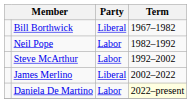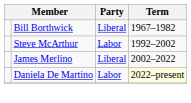- row: (33, 43)
